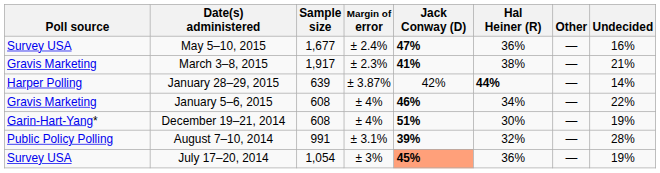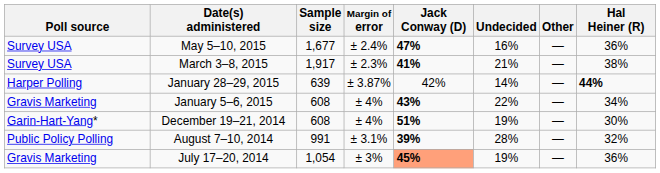columns swapped: (513, 20) <-> (623, 27)
(52, 64) Gravis Marketing -> (39, 64) Survey USA
(408, 102) 46% -> (408, 102) 43%
(39, 158) Survey USA -> (52, 158) Gravis Marketing
